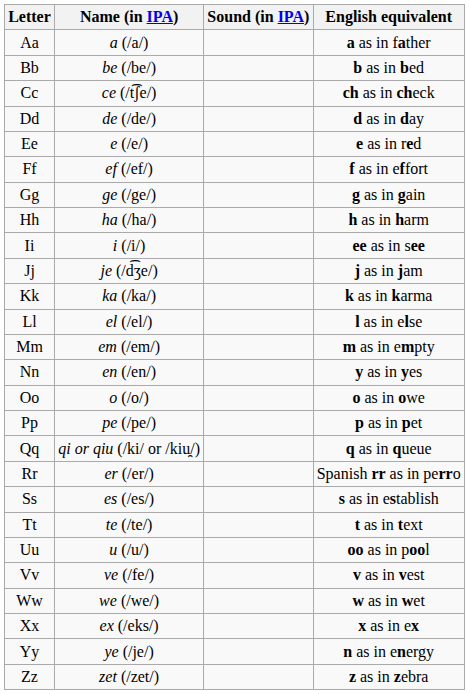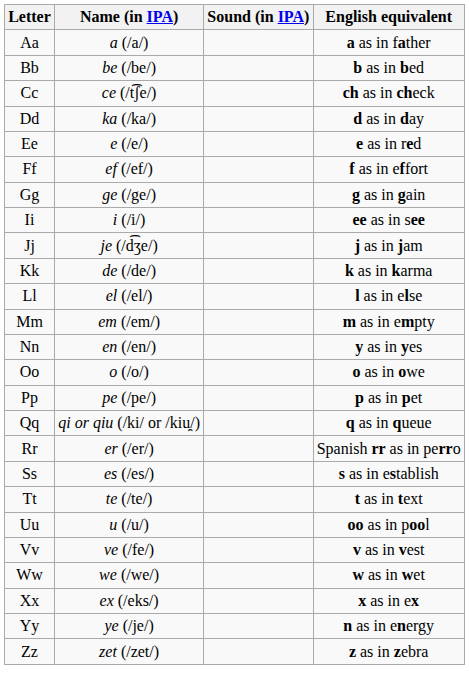(129, 118) de (/de/) -> (129, 118) ka (/ka/)
- row: (30, 220)
(129, 296) ka (/ka/) -> (129, 270) de (/de/)
